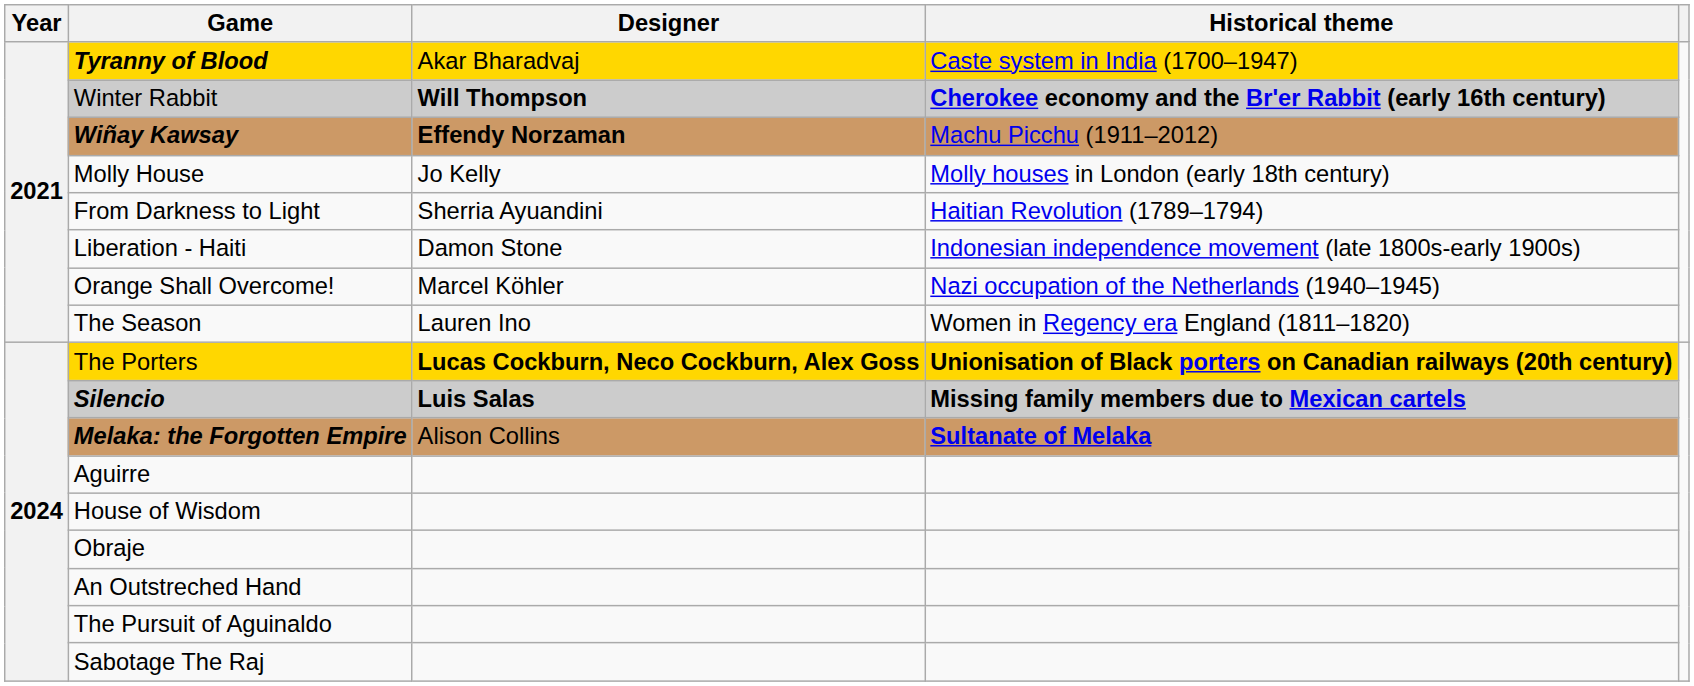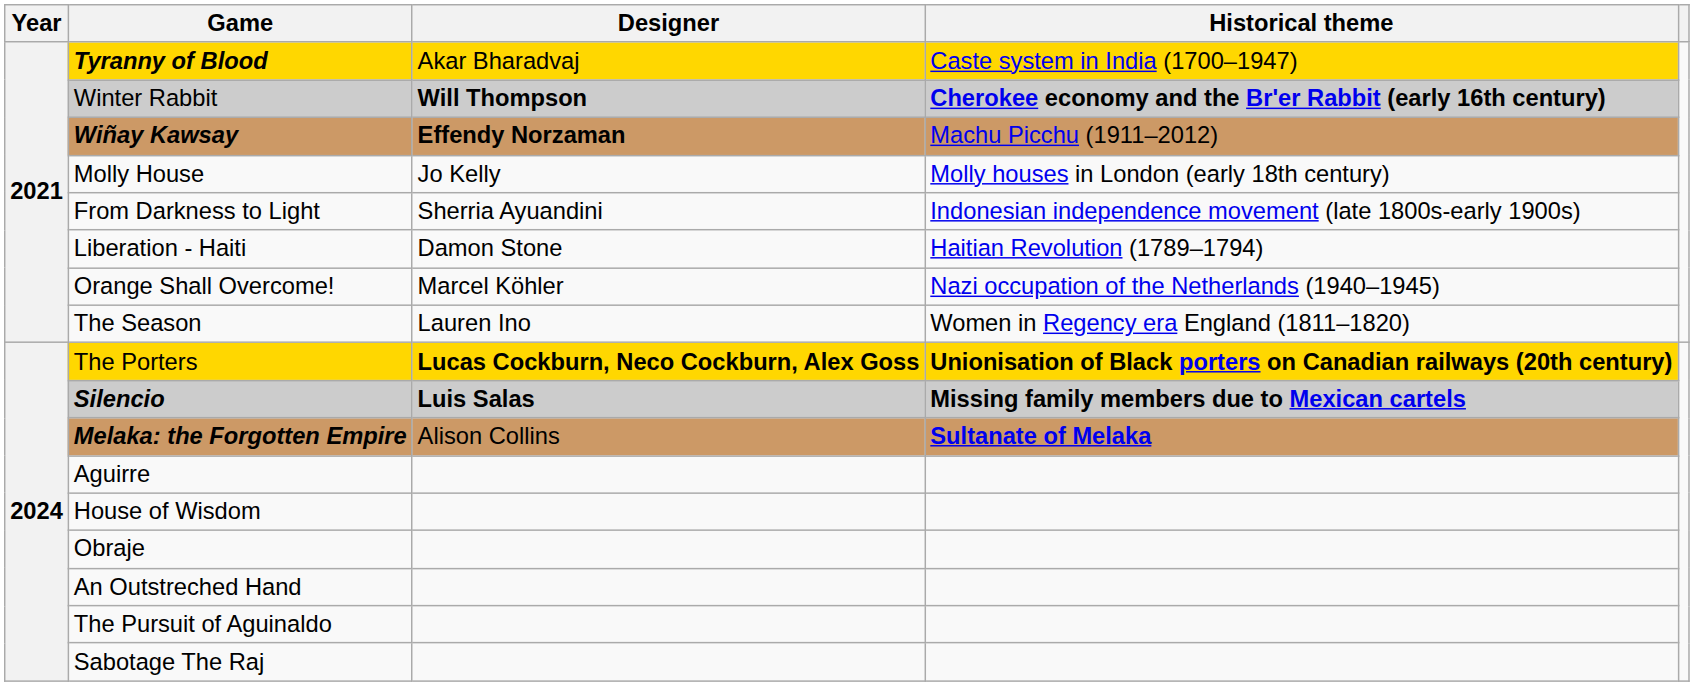(1097, 211) Haitian Revolution (1789–1794) -> (1255, 211) Indonesian independence movement (late 1800s-early 1900s)
(1255, 248) Indonesian independence movement (late 1800s-early 1900s) -> (1097, 248) Haitian Revolution (1789–1794)
